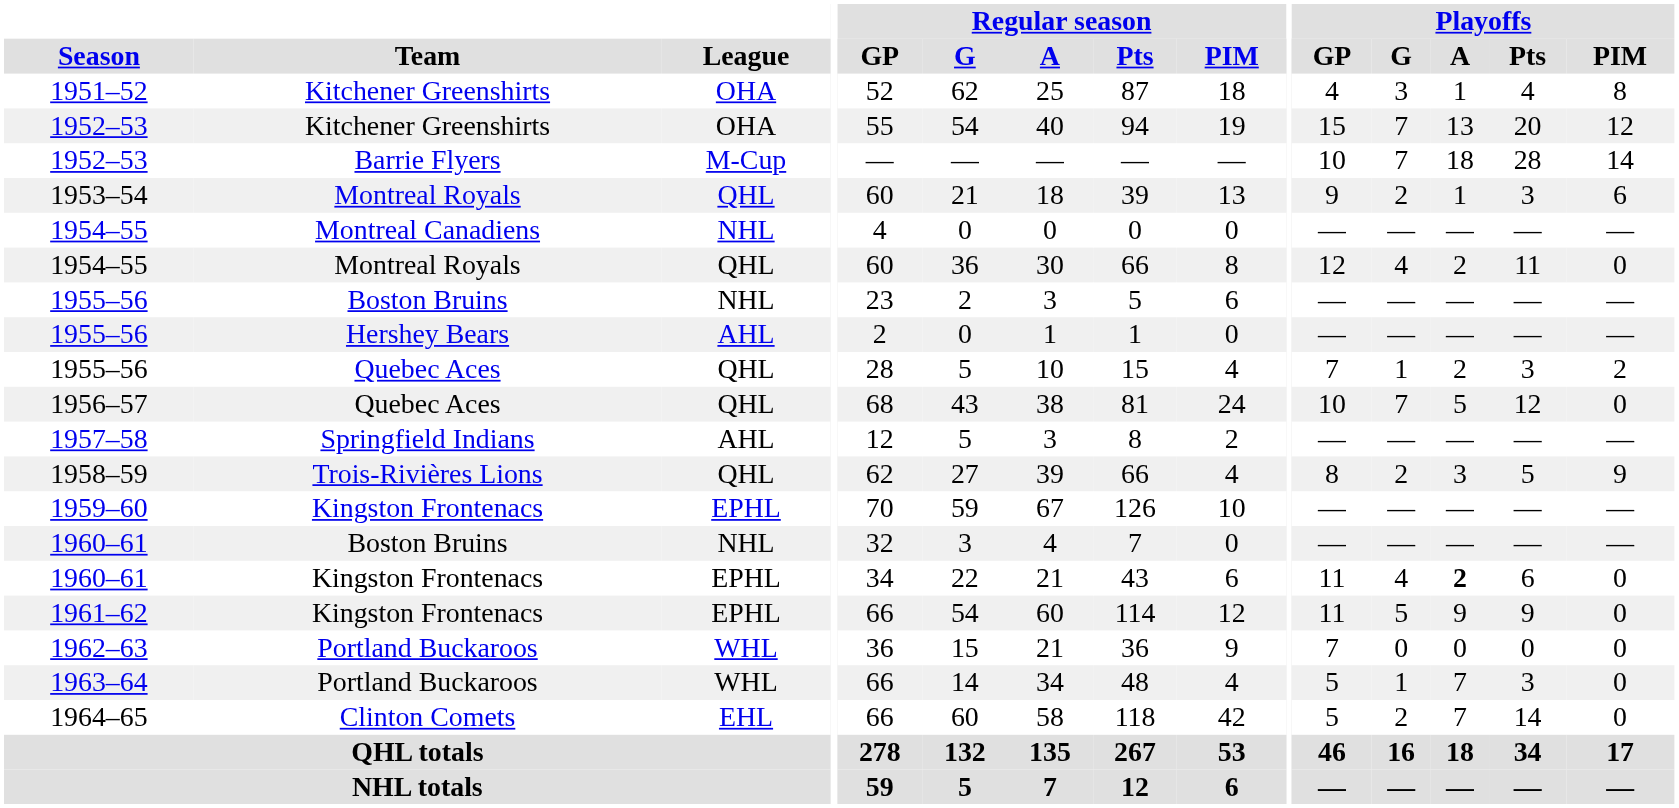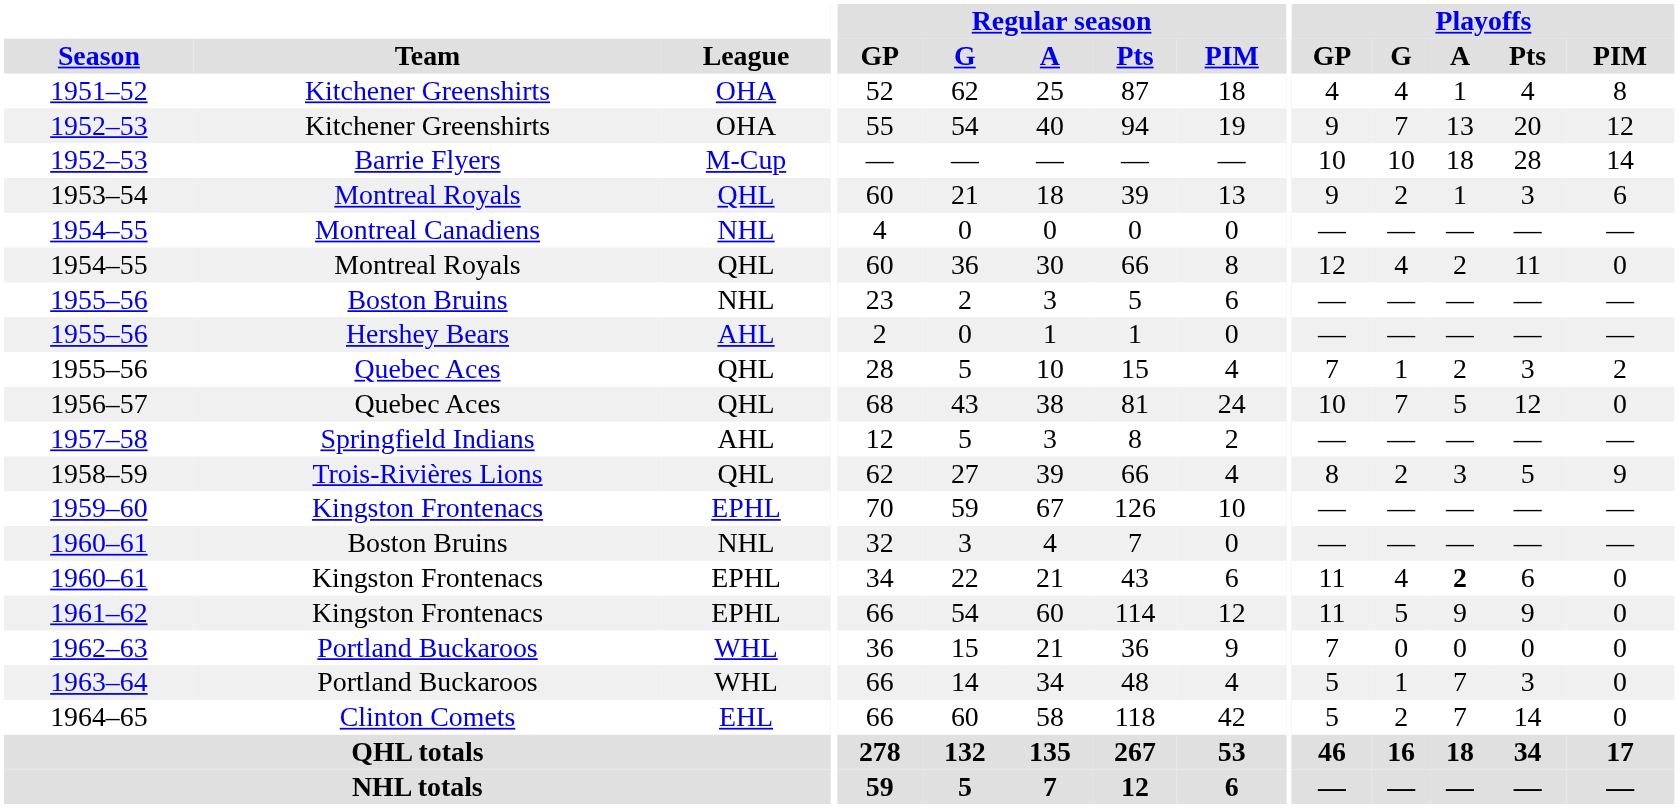(1401, 90) 3 -> (1401, 90) 4
(1332, 125) 15 -> (1332, 125) 9
(1401, 160) 7 -> (1401, 160) 10
